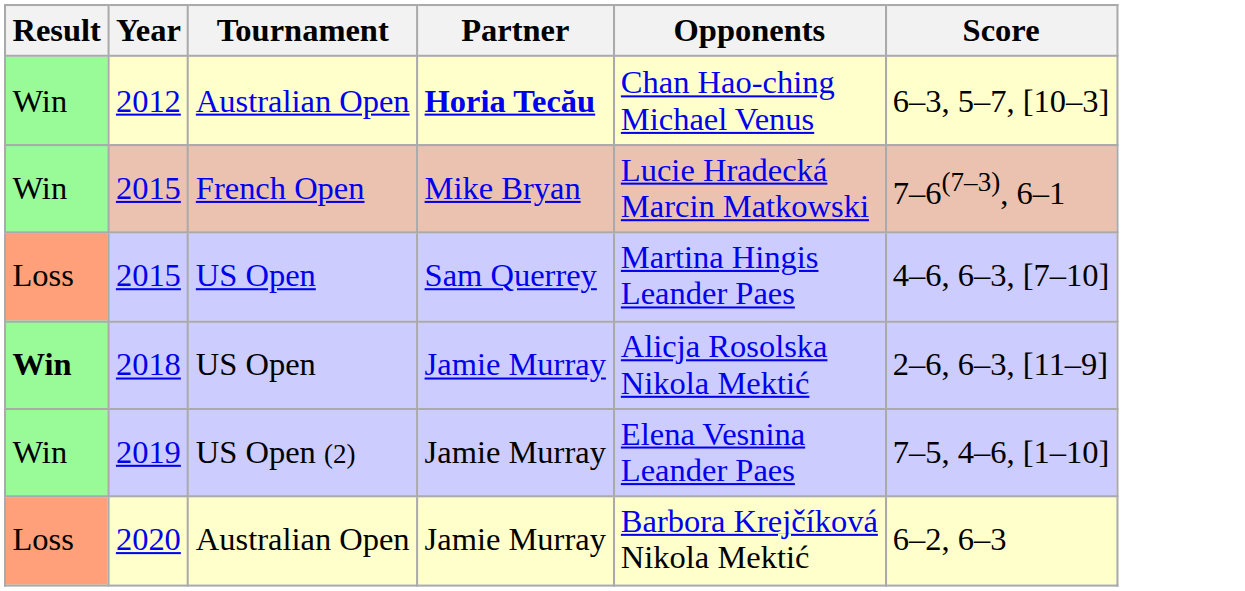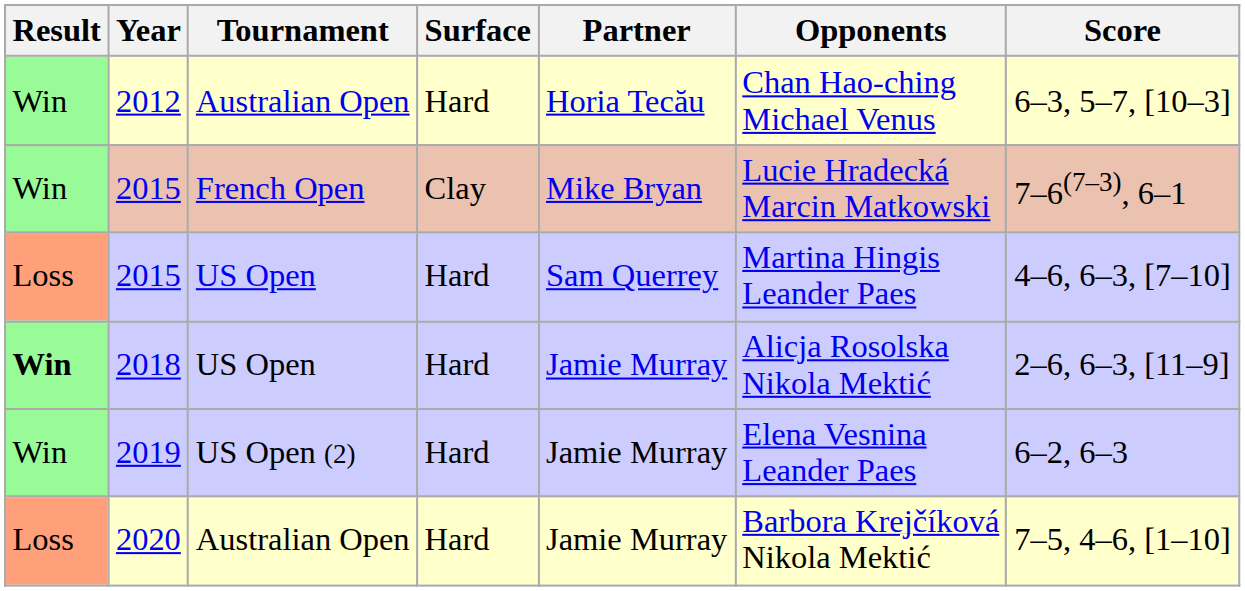+ column: (478, 30)
(510, 100) bold -> (625, 100) normal
(1001, 452) 7–5, 4–6, [1–10] -> (1071, 452) 6–2, 6–3
(950, 540) 6–2, 6–3 -> (1123, 540) 7–5, 4–6, [1–10]
